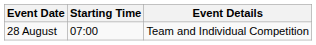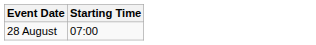- column: (228, 13)
